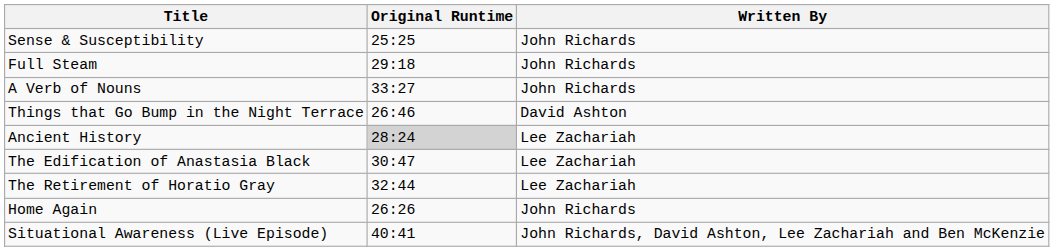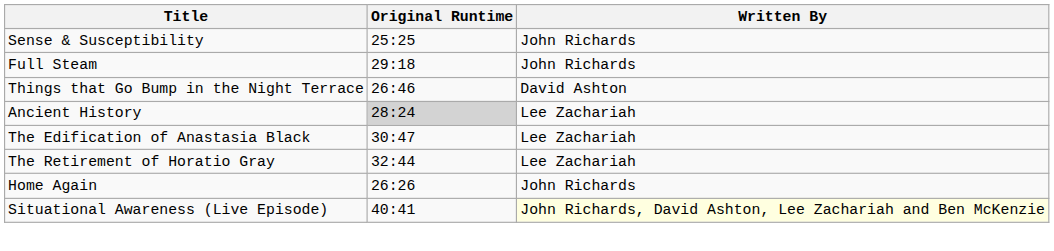- row: (75, 89)
(783, 234) no background -> (783, 210) lightyellow background
